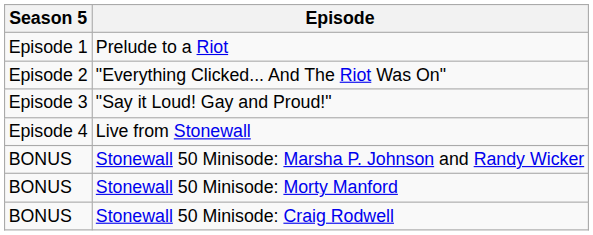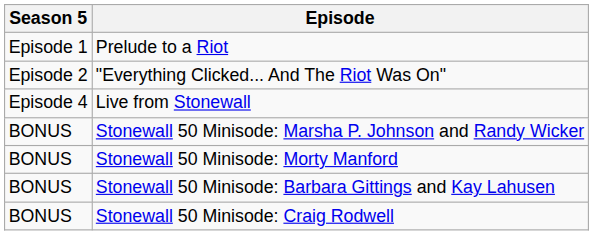- row: (214, 103)
+ row: (325, 187)
